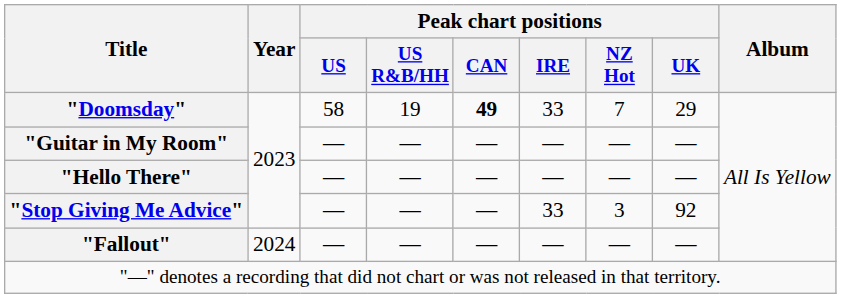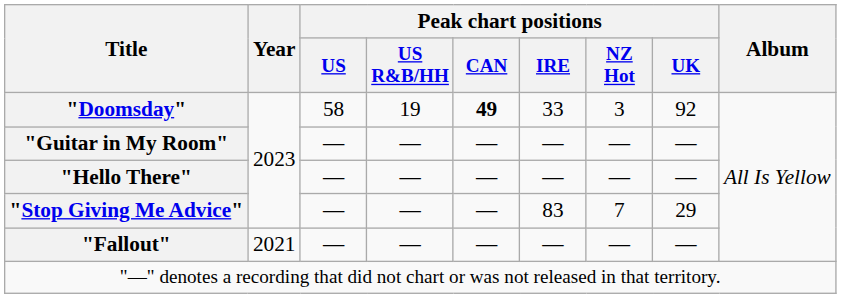(619, 109) 7 -> (619, 109) 3
(686, 109) 29 -> (686, 109) 92
(553, 210) 33 -> (553, 210) 83
(619, 210) 3 -> (619, 210) 7
(686, 210) 92 -> (686, 210) 29
(274, 244) 2024 -> (274, 244) 2021
